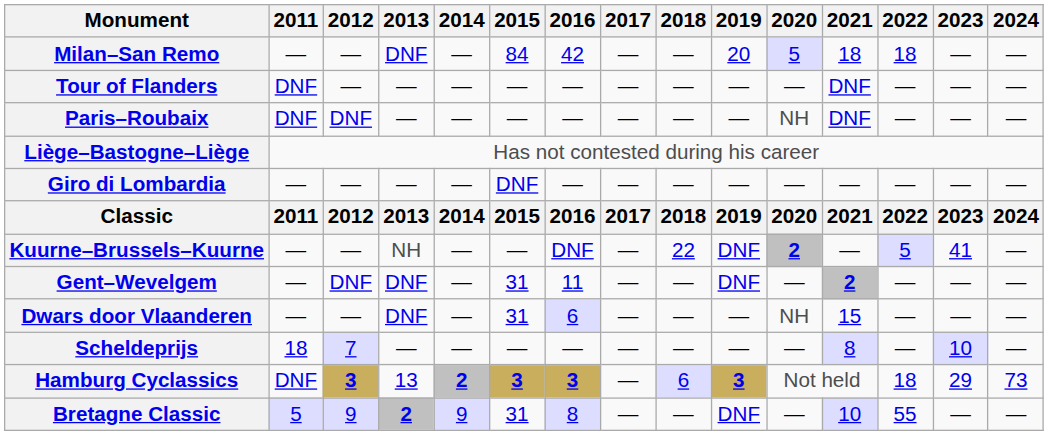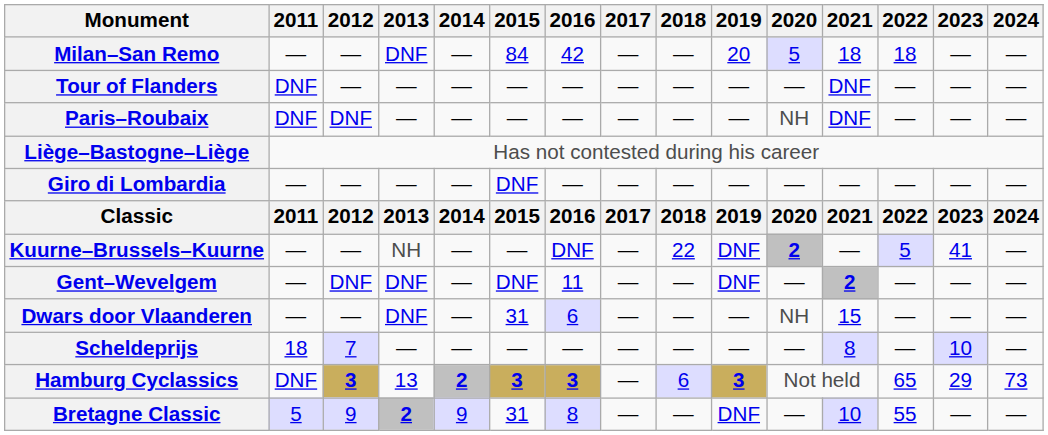(517, 282) 31 -> (517, 282) DNF
(905, 380) 18 -> (905, 380) 65
